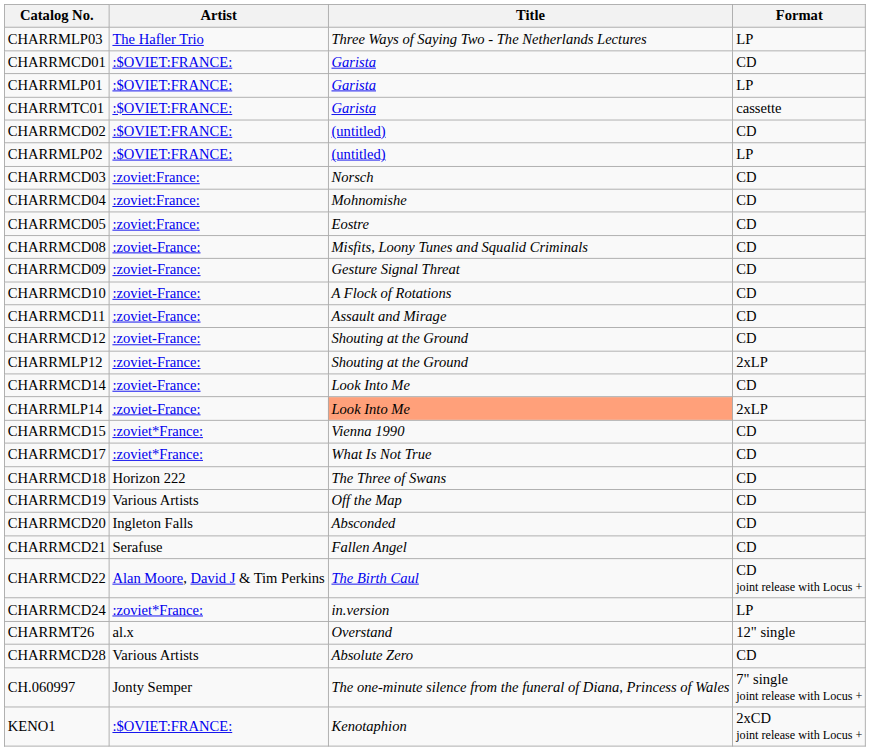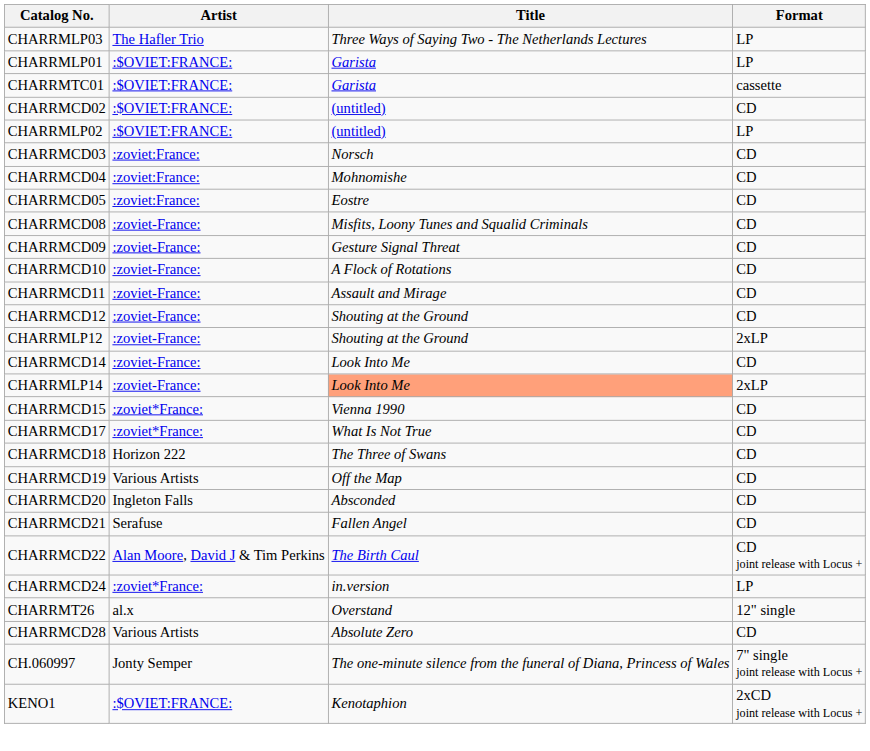- row: (57, 62)
